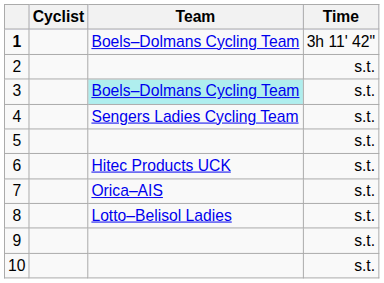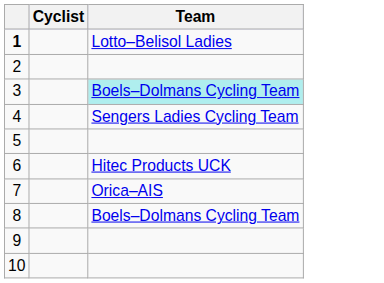- column: (341, 16)
(195, 41) Boels–Dolmans Cycling Team -> (162, 41) Lotto–Belisol Ladies
(162, 215) Lotto–Belisol Ladies -> (195, 215) Boels–Dolmans Cycling Team
